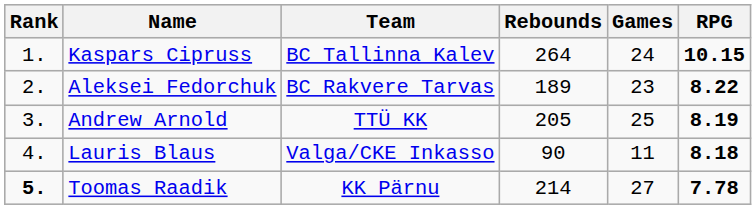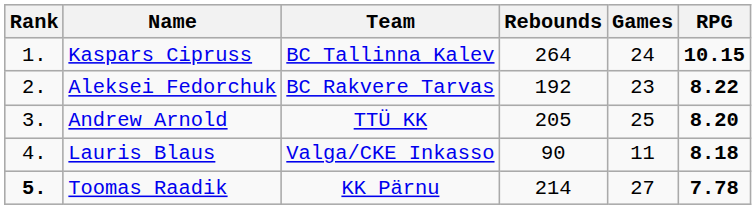(553, 88) 189 -> (553, 88) 192
(714, 121) 8.19 -> (714, 121) 8.20
